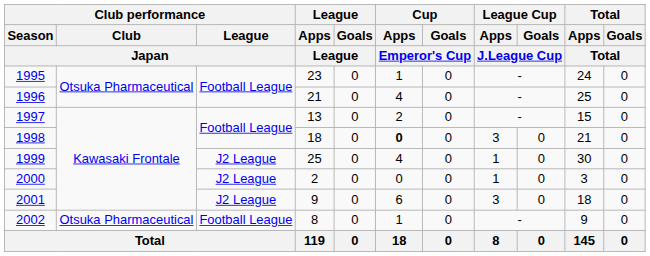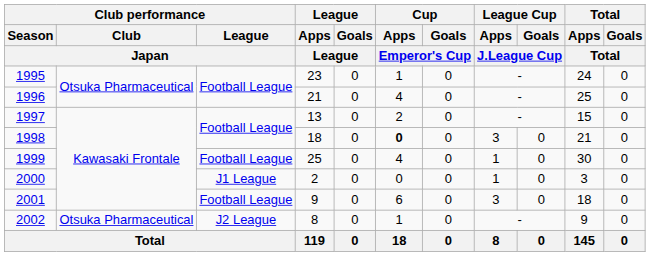(246, 158) J2 League -> (246, 158) Football League
(246, 179) J2 League -> (246, 179) J1 League
(246, 199) J2 League -> (246, 199) Football League
(246, 220) Football League -> (246, 220) J2 League
